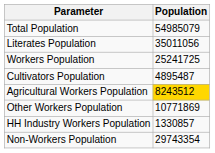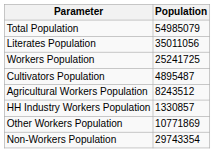(175, 92) gold background -> (175, 92) no background
rows swapped: (79, 124) <-> (65, 108)
